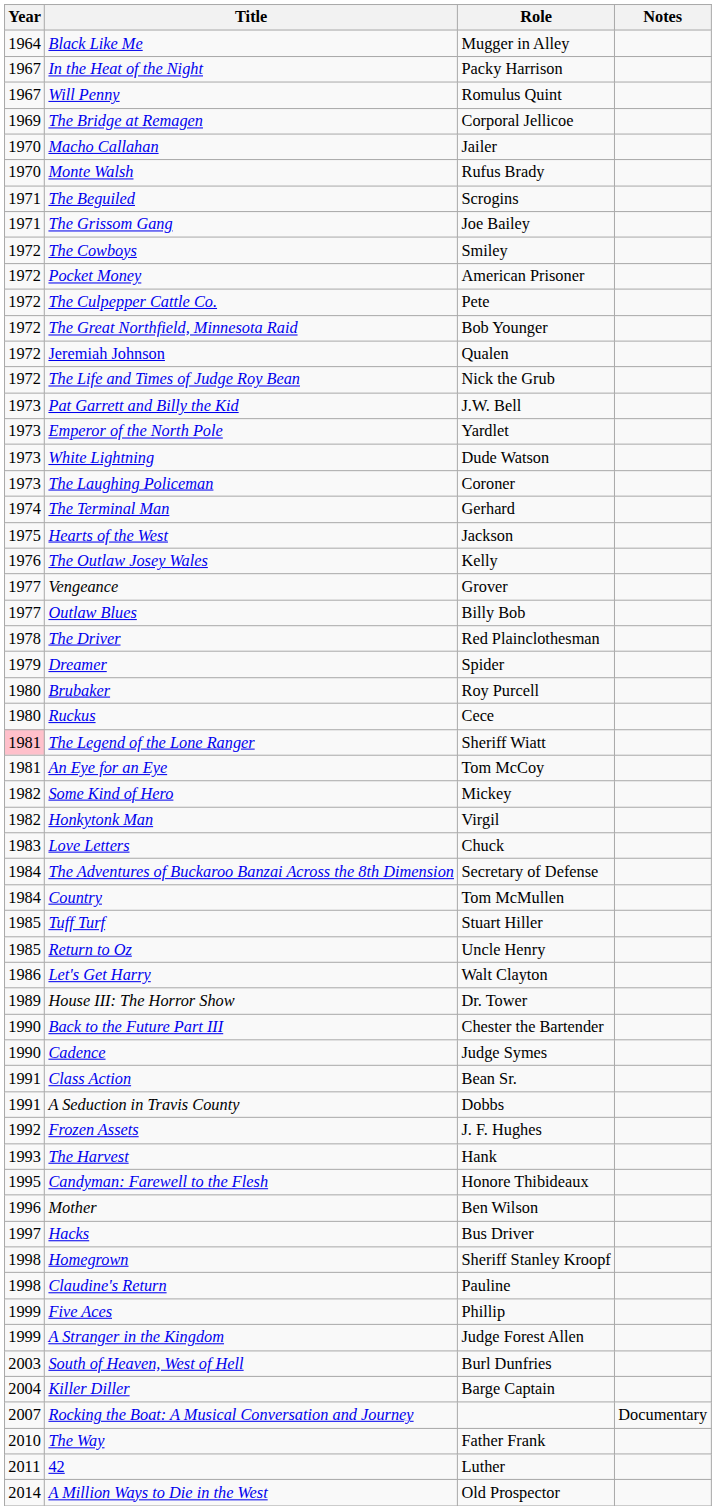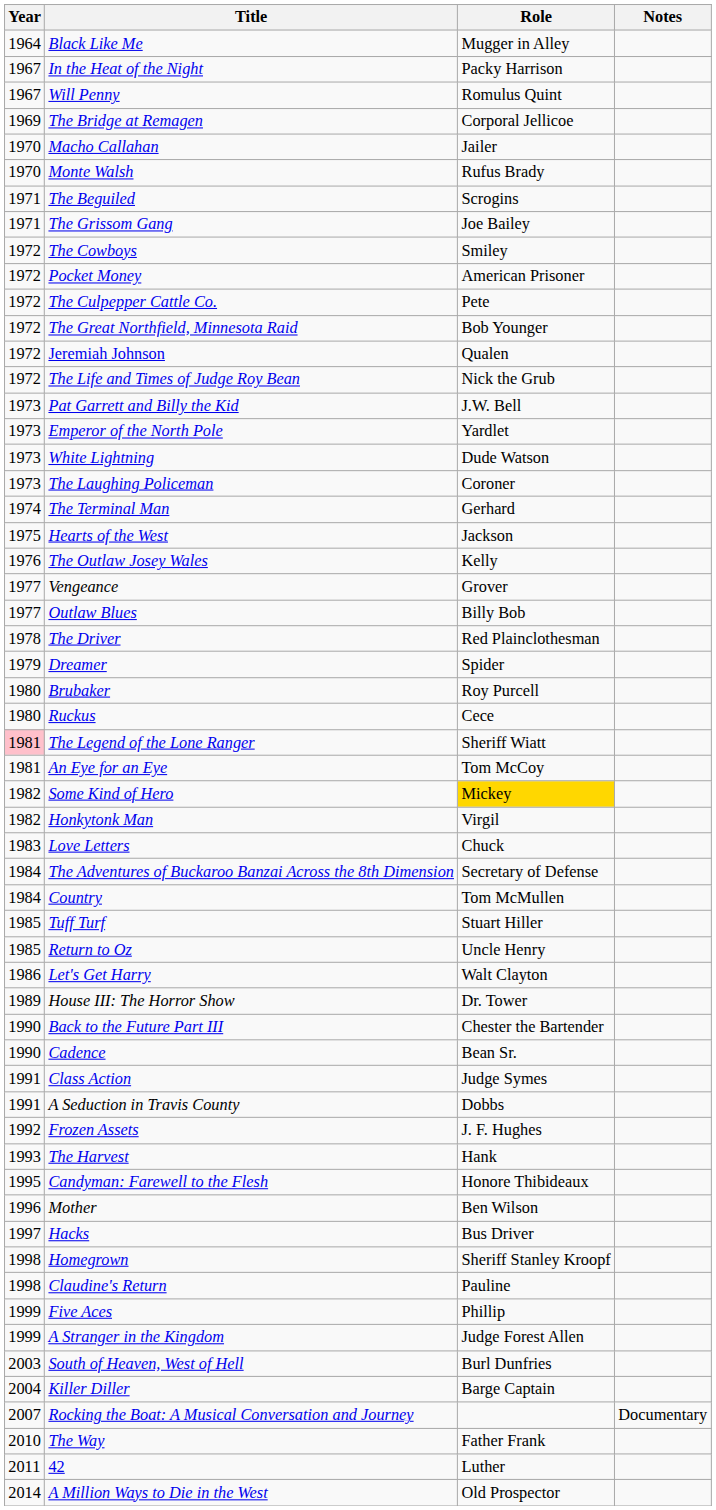(486, 793) no background -> (486, 793) gold background
(504, 1052) Judge Symes -> (489, 1052) Bean Sr.
(489, 1078) Bean Sr. -> (504, 1078) Judge Symes
